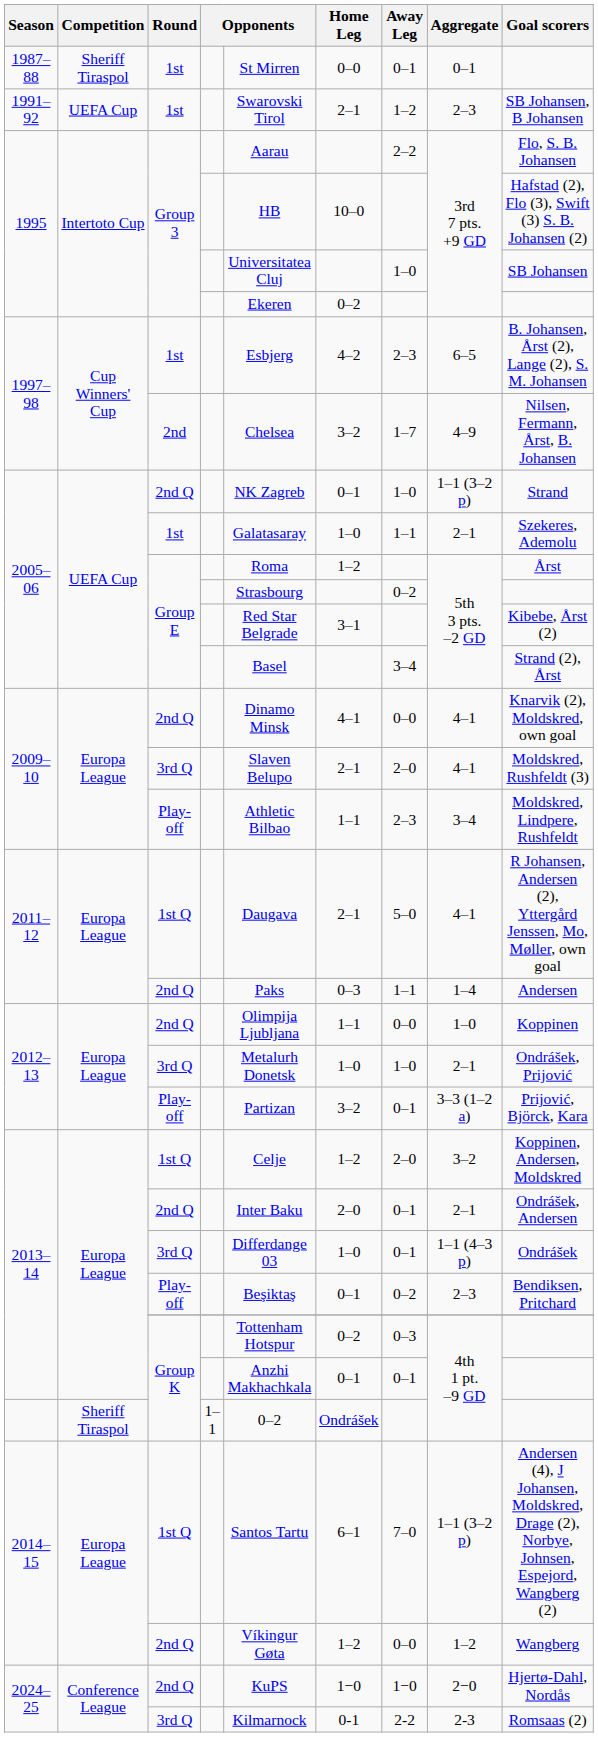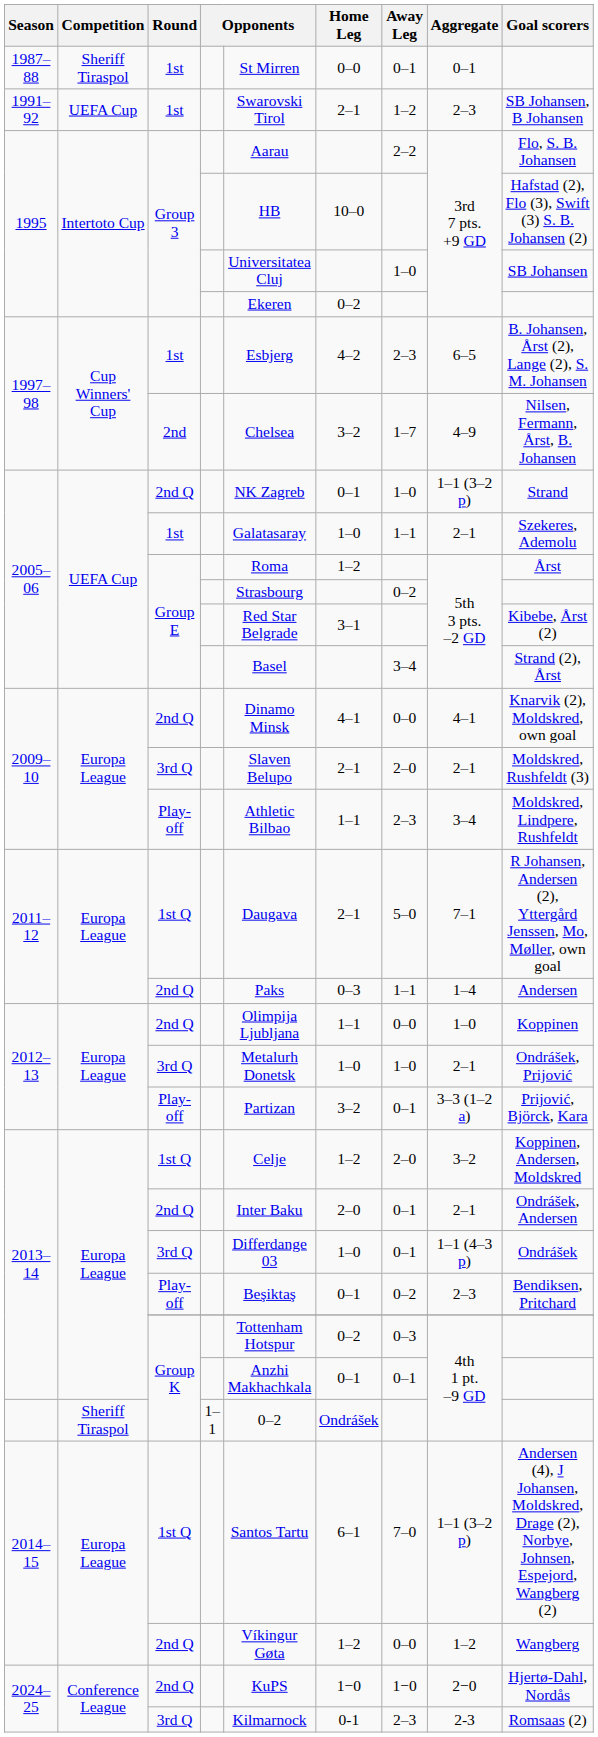(464, 768) 4–1 -> (464, 768) 2–1
(464, 913) 4–1 -> (464, 913) 7–1
(405, 1719) 2-2 -> (405, 1719) 2–3
